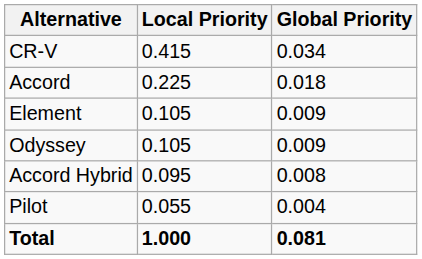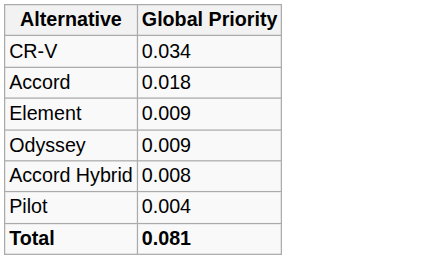- column: (205, 20)
